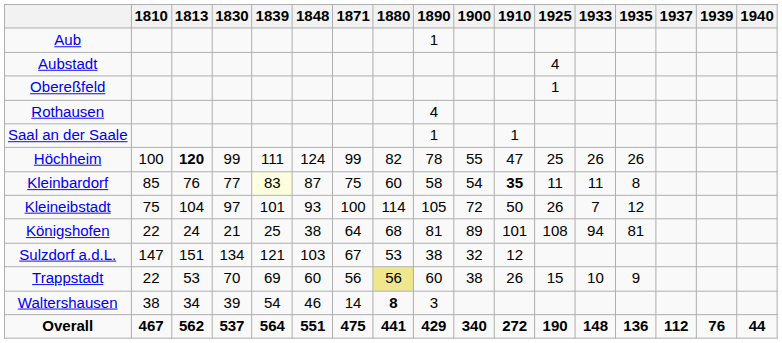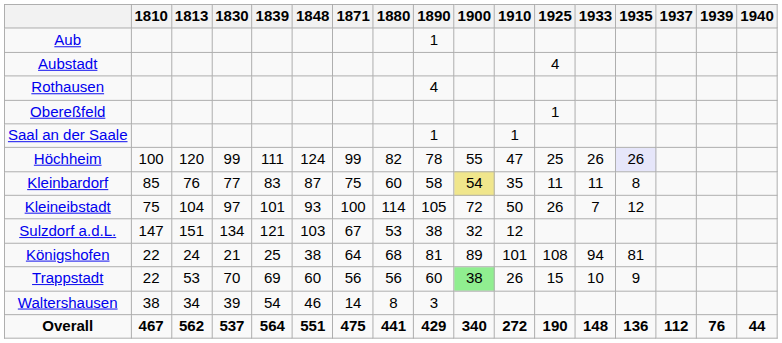rows swapped: (68, 87) <-> (68, 111)
(192, 159) bold -> (192, 159) normal
(636, 159) no background -> (636, 159) lavender background
(272, 183) lightyellow background -> (272, 183) no background
(474, 183) no background -> (474, 183) khaki background
(515, 183) bold -> (515, 183) normal
rows swapped: (68, 231) <-> (68, 254)
(394, 278) khaki background -> (394, 278) no background
(474, 278) no background -> (474, 278) lightgreen background
(394, 302) bold -> (394, 302) normal
